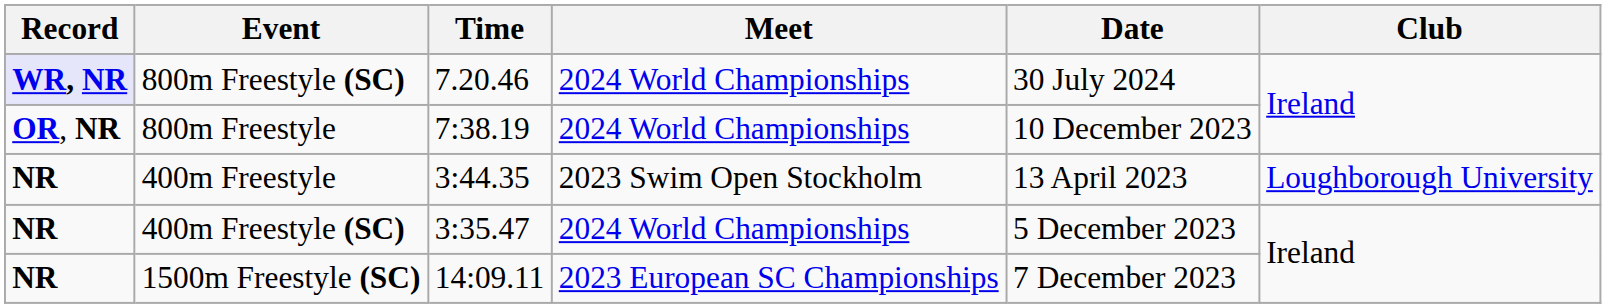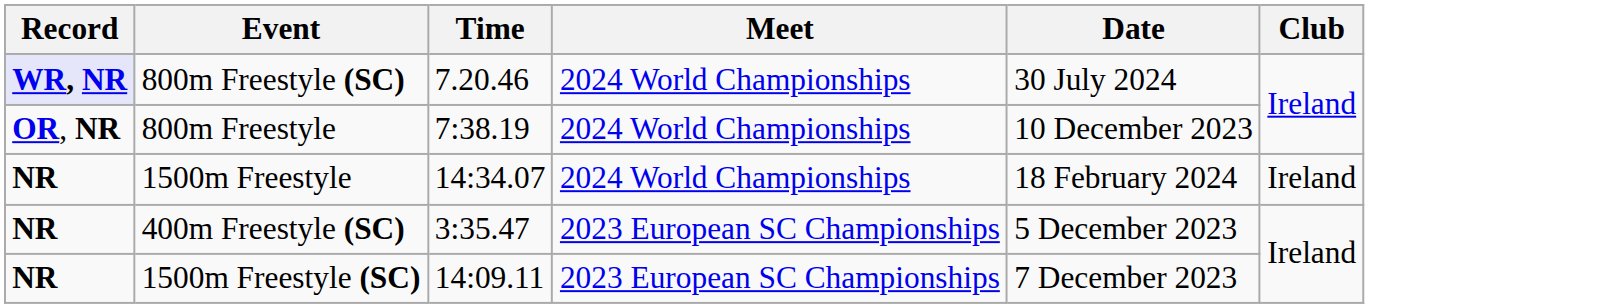- row: (239, 178)
+ row: (247, 178)
(734, 228) 2024 World Championships -> (780, 228) 2023 European SC Championships
